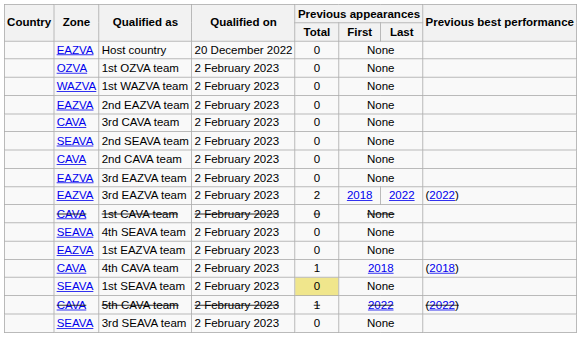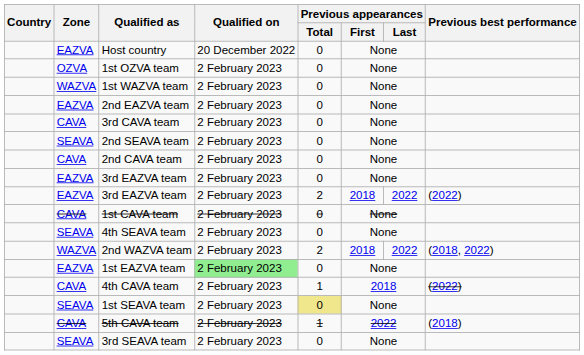+ row: (76, 250)
(237, 250) no background -> (240, 269) lightgreen background
(442, 269) (2018) -> (445, 287) (2022)
(442, 305) (2022) -> (445, 323) (2018)
